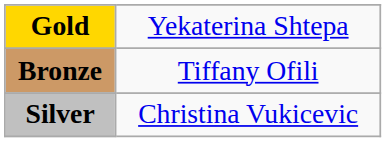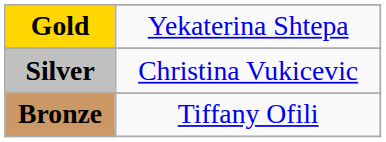rows swapped: (60, 114) <-> (60, 70)
